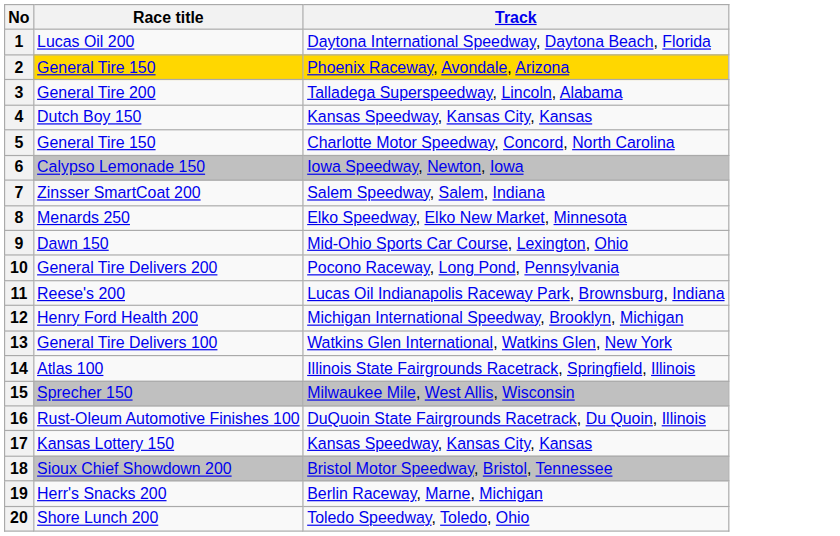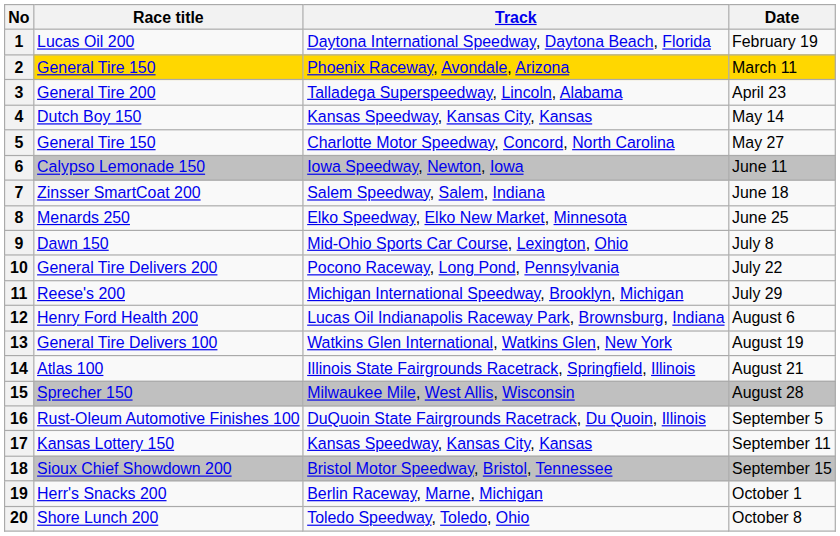+ column: (782, 17)
(516, 293) Lucas Oil Indianapolis Raceway Park, Brownsburg, Indiana -> (495, 293) Michigan International Speedway, Brooklyn, Michigan
(495, 318) Michigan International Speedway, Brooklyn, Michigan -> (516, 318) Lucas Oil Indianapolis Raceway Park, Brownsburg, Indiana
